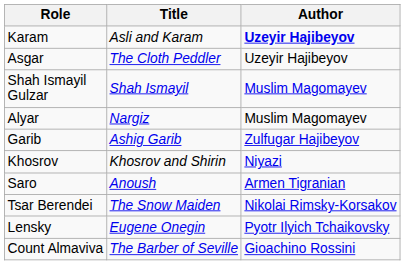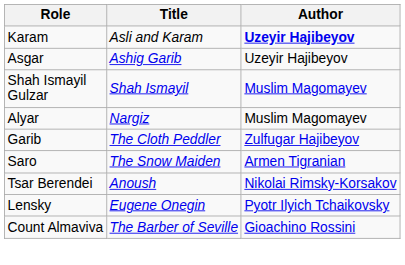(165, 59) The Cloth Peddler -> (145, 59) Ashig Garib
(145, 140) Ashig Garib -> (165, 140) The Cloth Peddler
- row: (33, 161)
(133, 183) Anoush -> (165, 161) The Snow Maiden
(165, 205) The Snow Maiden -> (133, 183) Anoush
